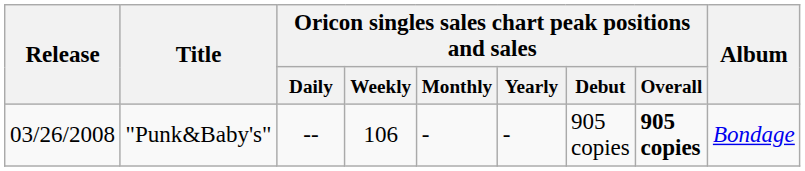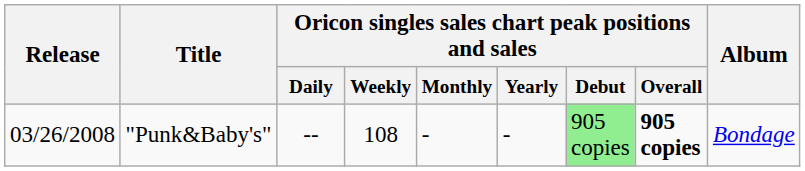(381, 134) 106 -> (381, 134) 108
(600, 134) no background -> (600, 134) lightgreen background
